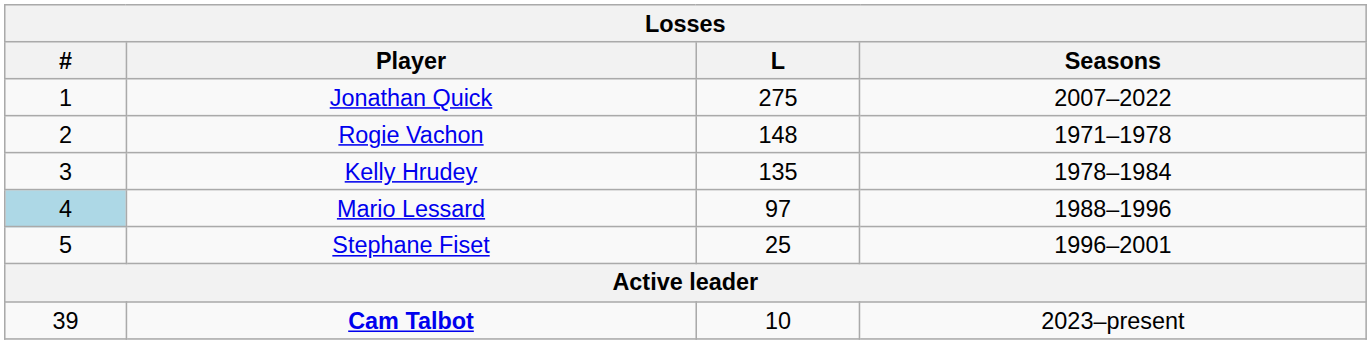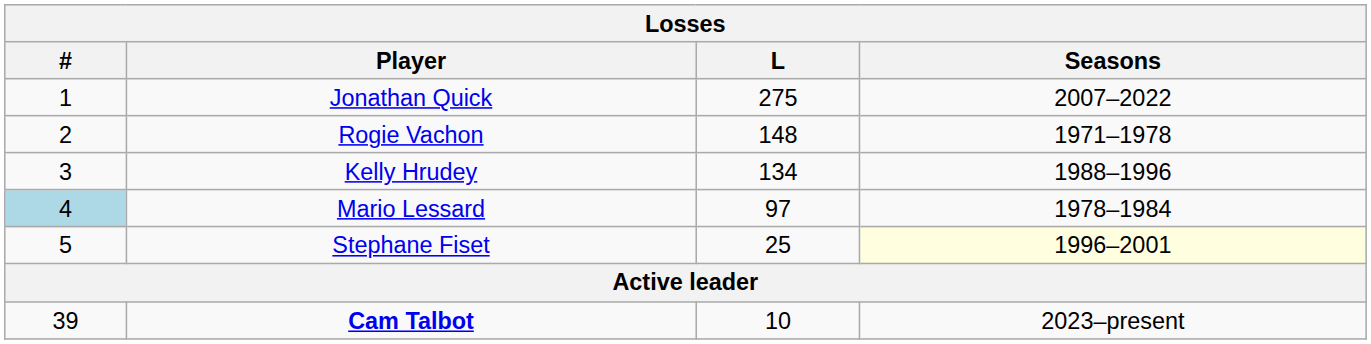(778, 172) 135 -> (778, 172) 134
(1113, 172) 1978–1984 -> (1113, 172) 1988–1996
(1113, 209) 1988–1996 -> (1113, 209) 1978–1984
(1113, 246) no background -> (1113, 246) lightyellow background
